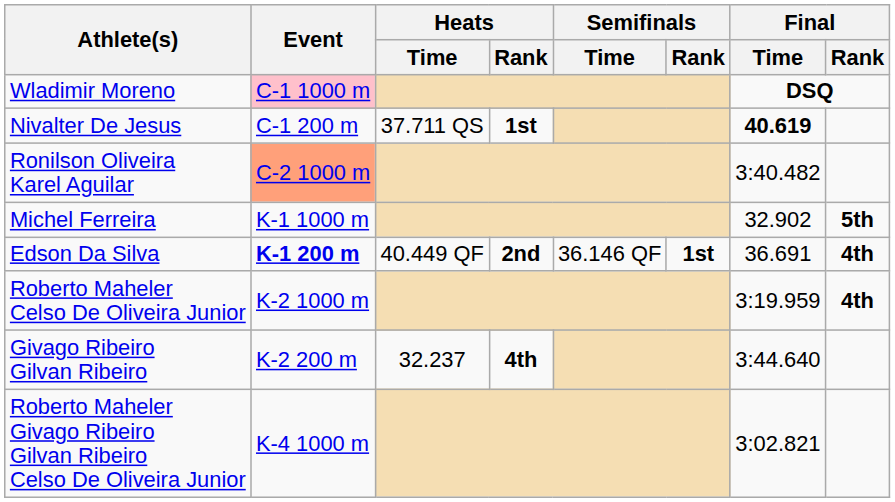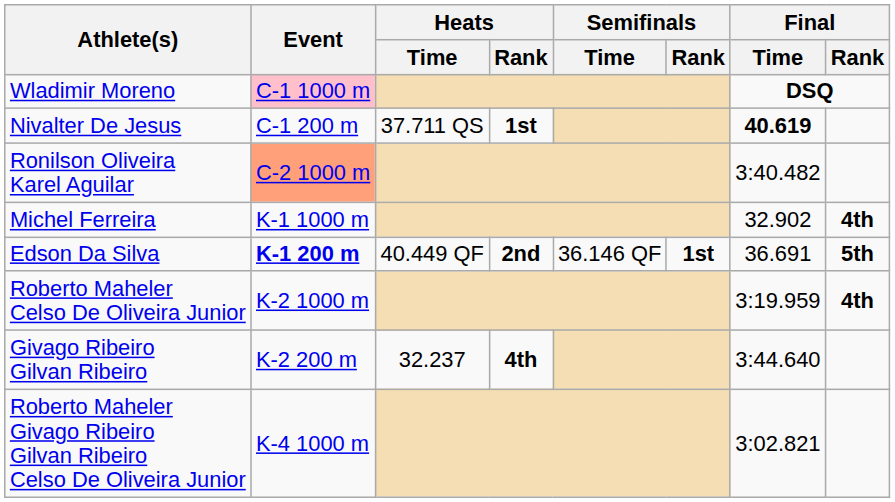(857, 220) 5th -> (857, 220) 4th
(857, 254) 4th -> (857, 254) 5th
